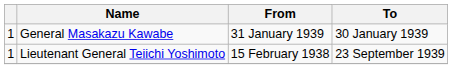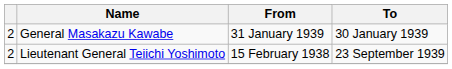(11, 34) 1 -> (11, 34) 2
(11, 53) 1 -> (11, 53) 2
